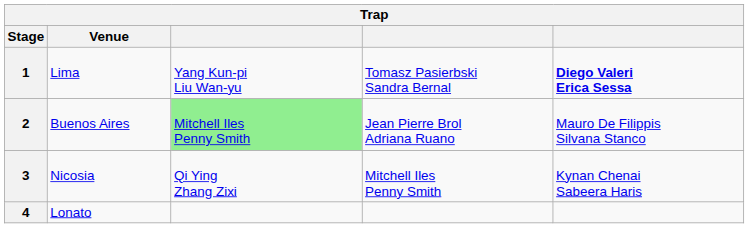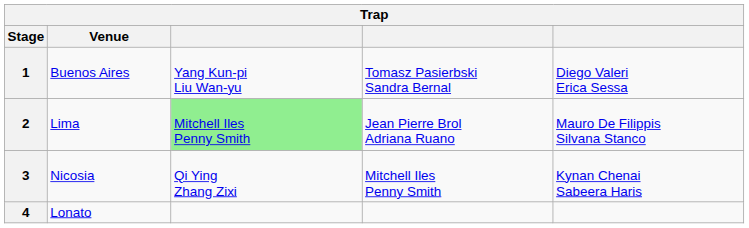(65, 72) Lima -> (90, 72) Buenos Aires
(595, 80) bold -> (592, 80) normal
(90, 124) Buenos Aires -> (65, 124) Lima
